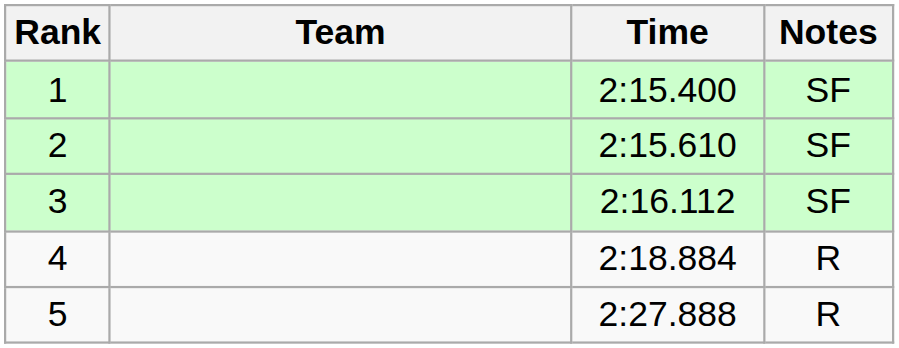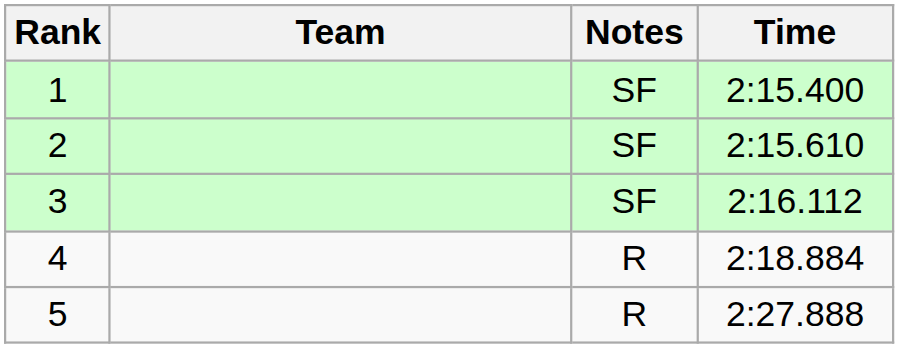columns swapped: (668, 32) <-> (828, 32)
